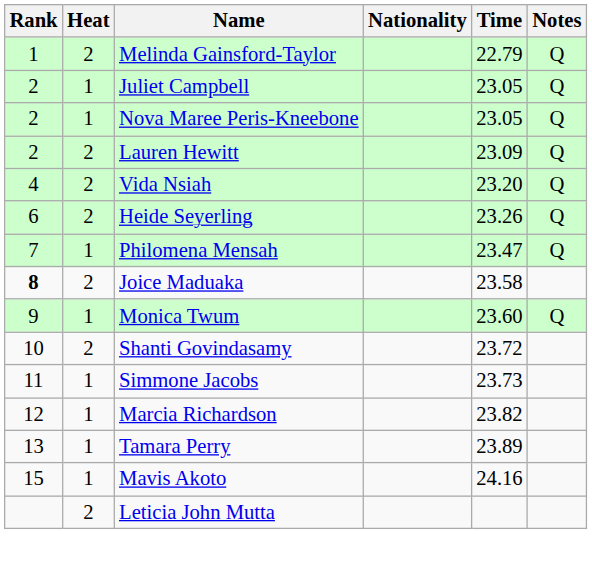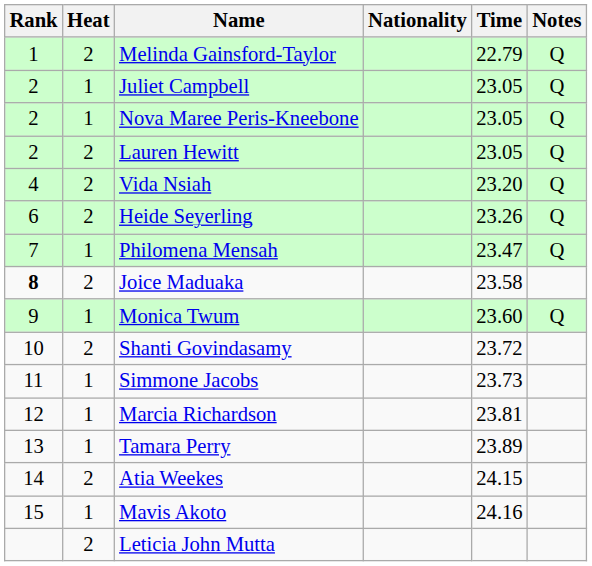(499, 151) 23.09 -> (499, 151) 23.05
(499, 413) 23.82 -> (499, 413) 23.81
+ row: (171, 479)
